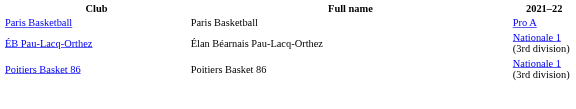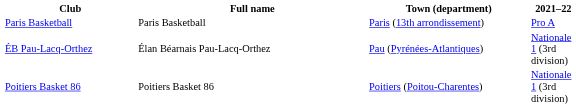+ column: (449, 8)
